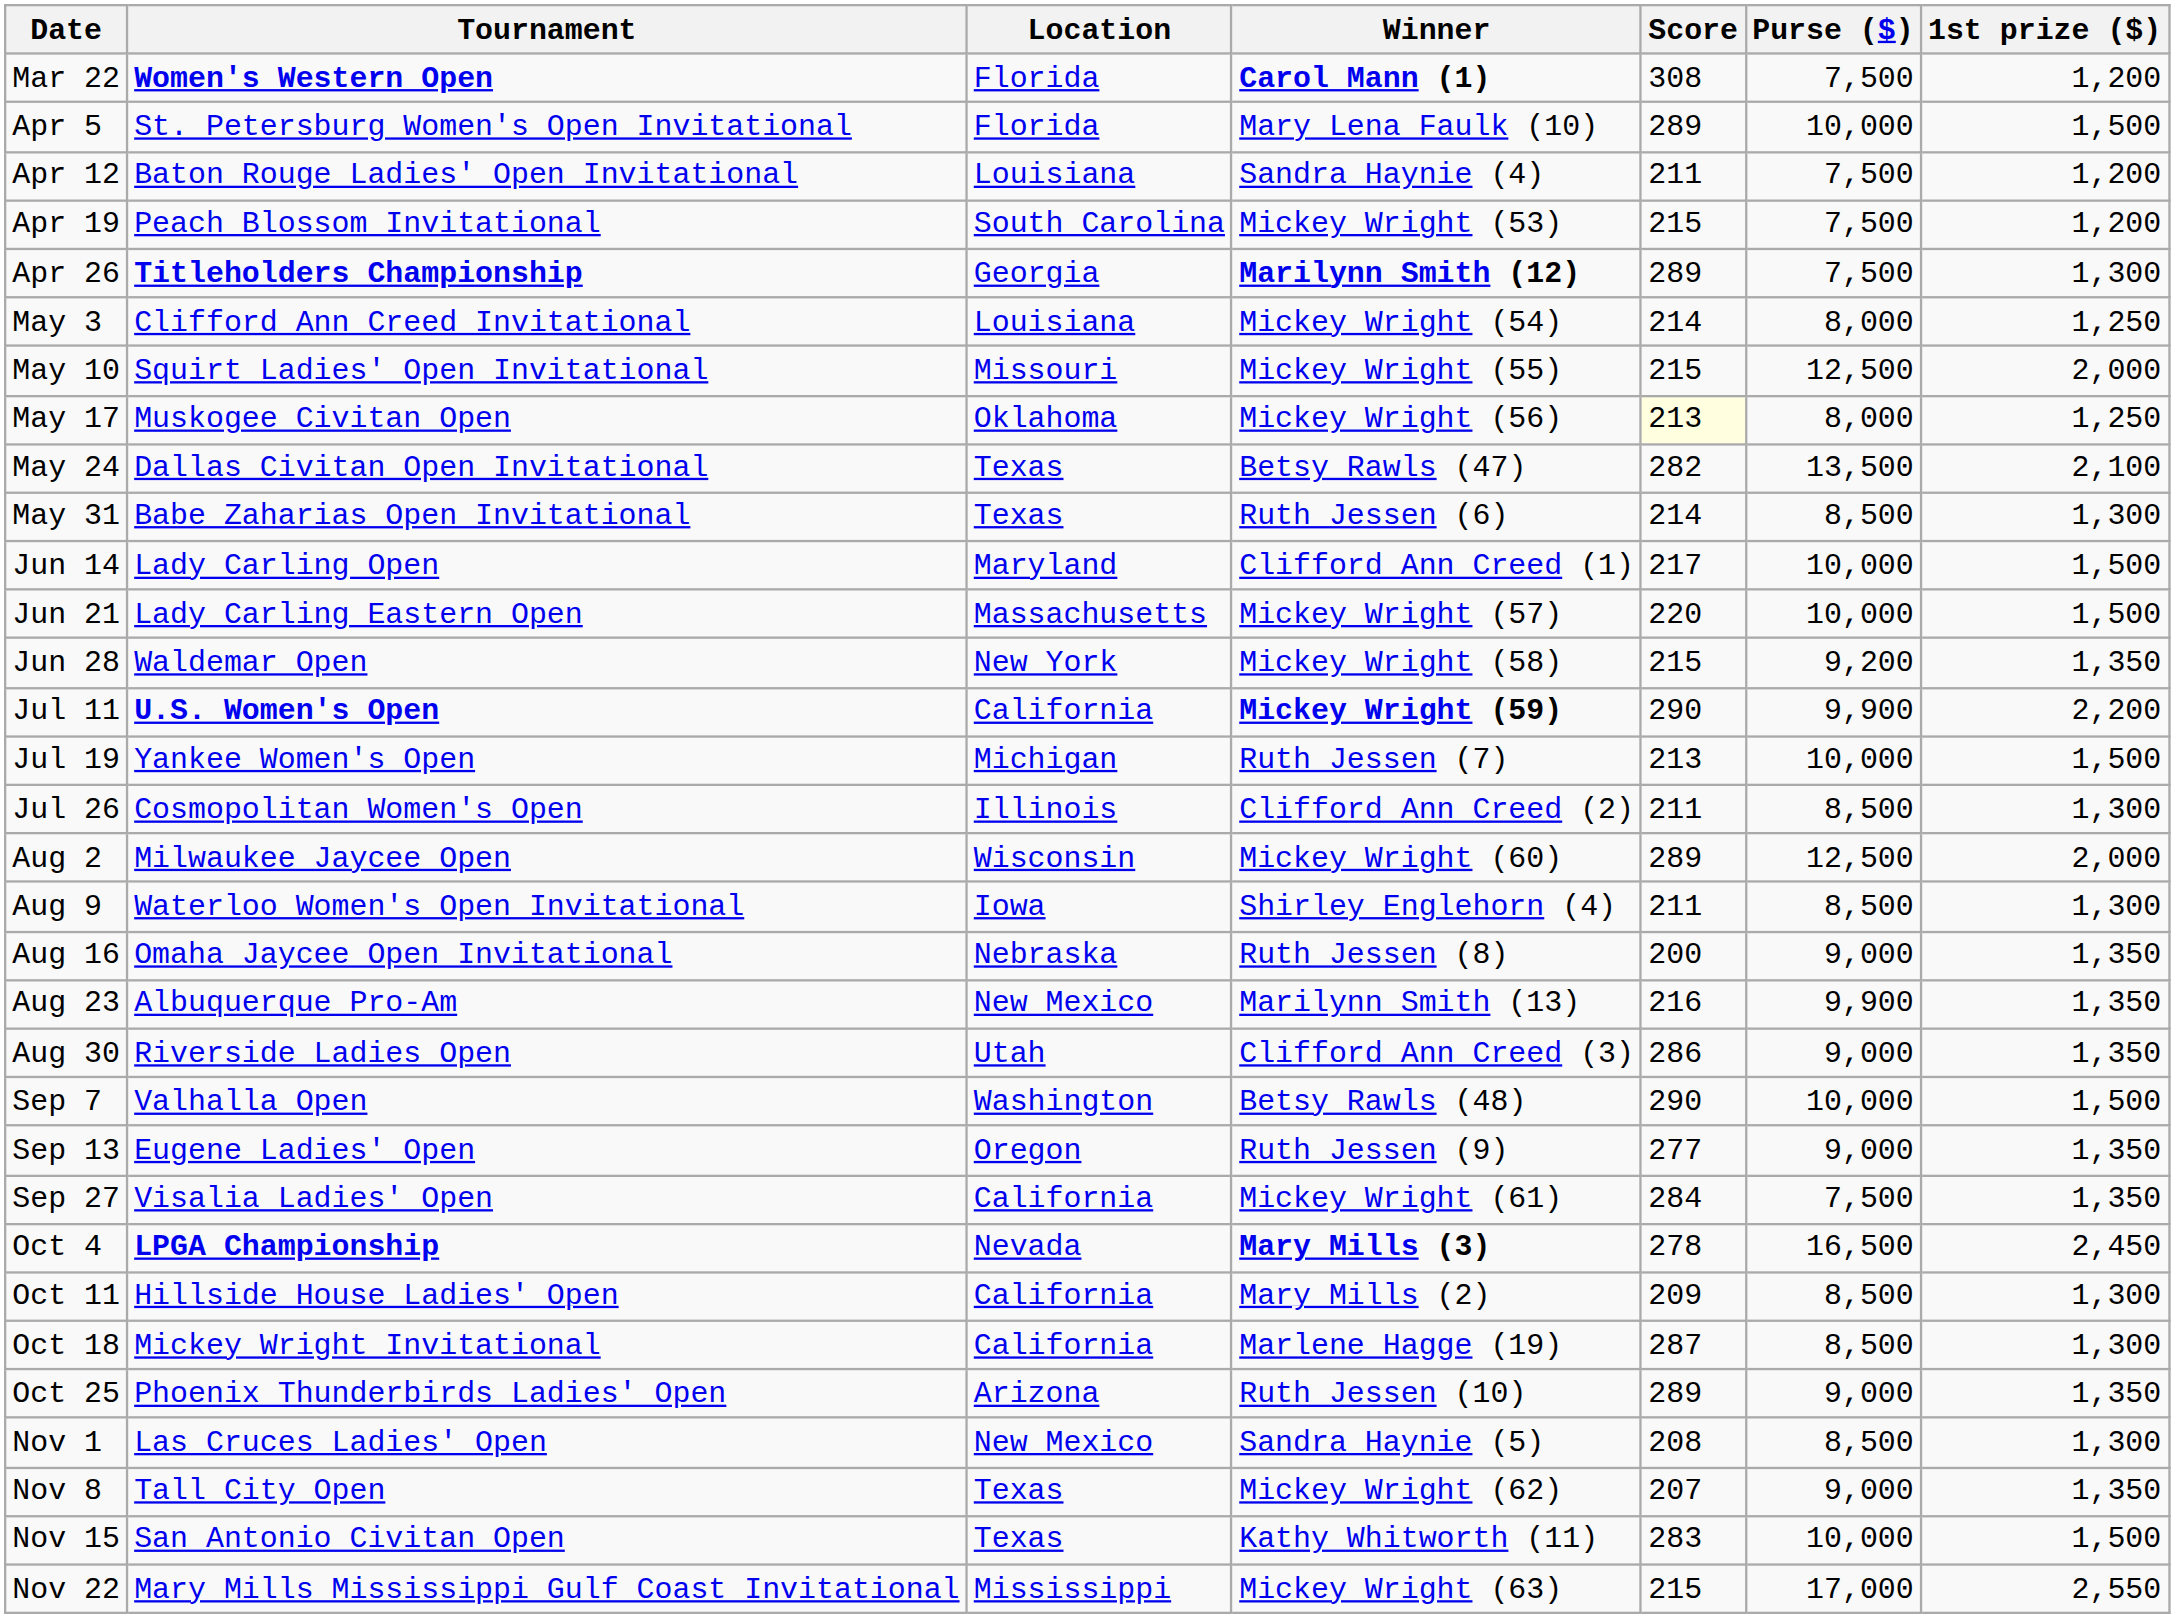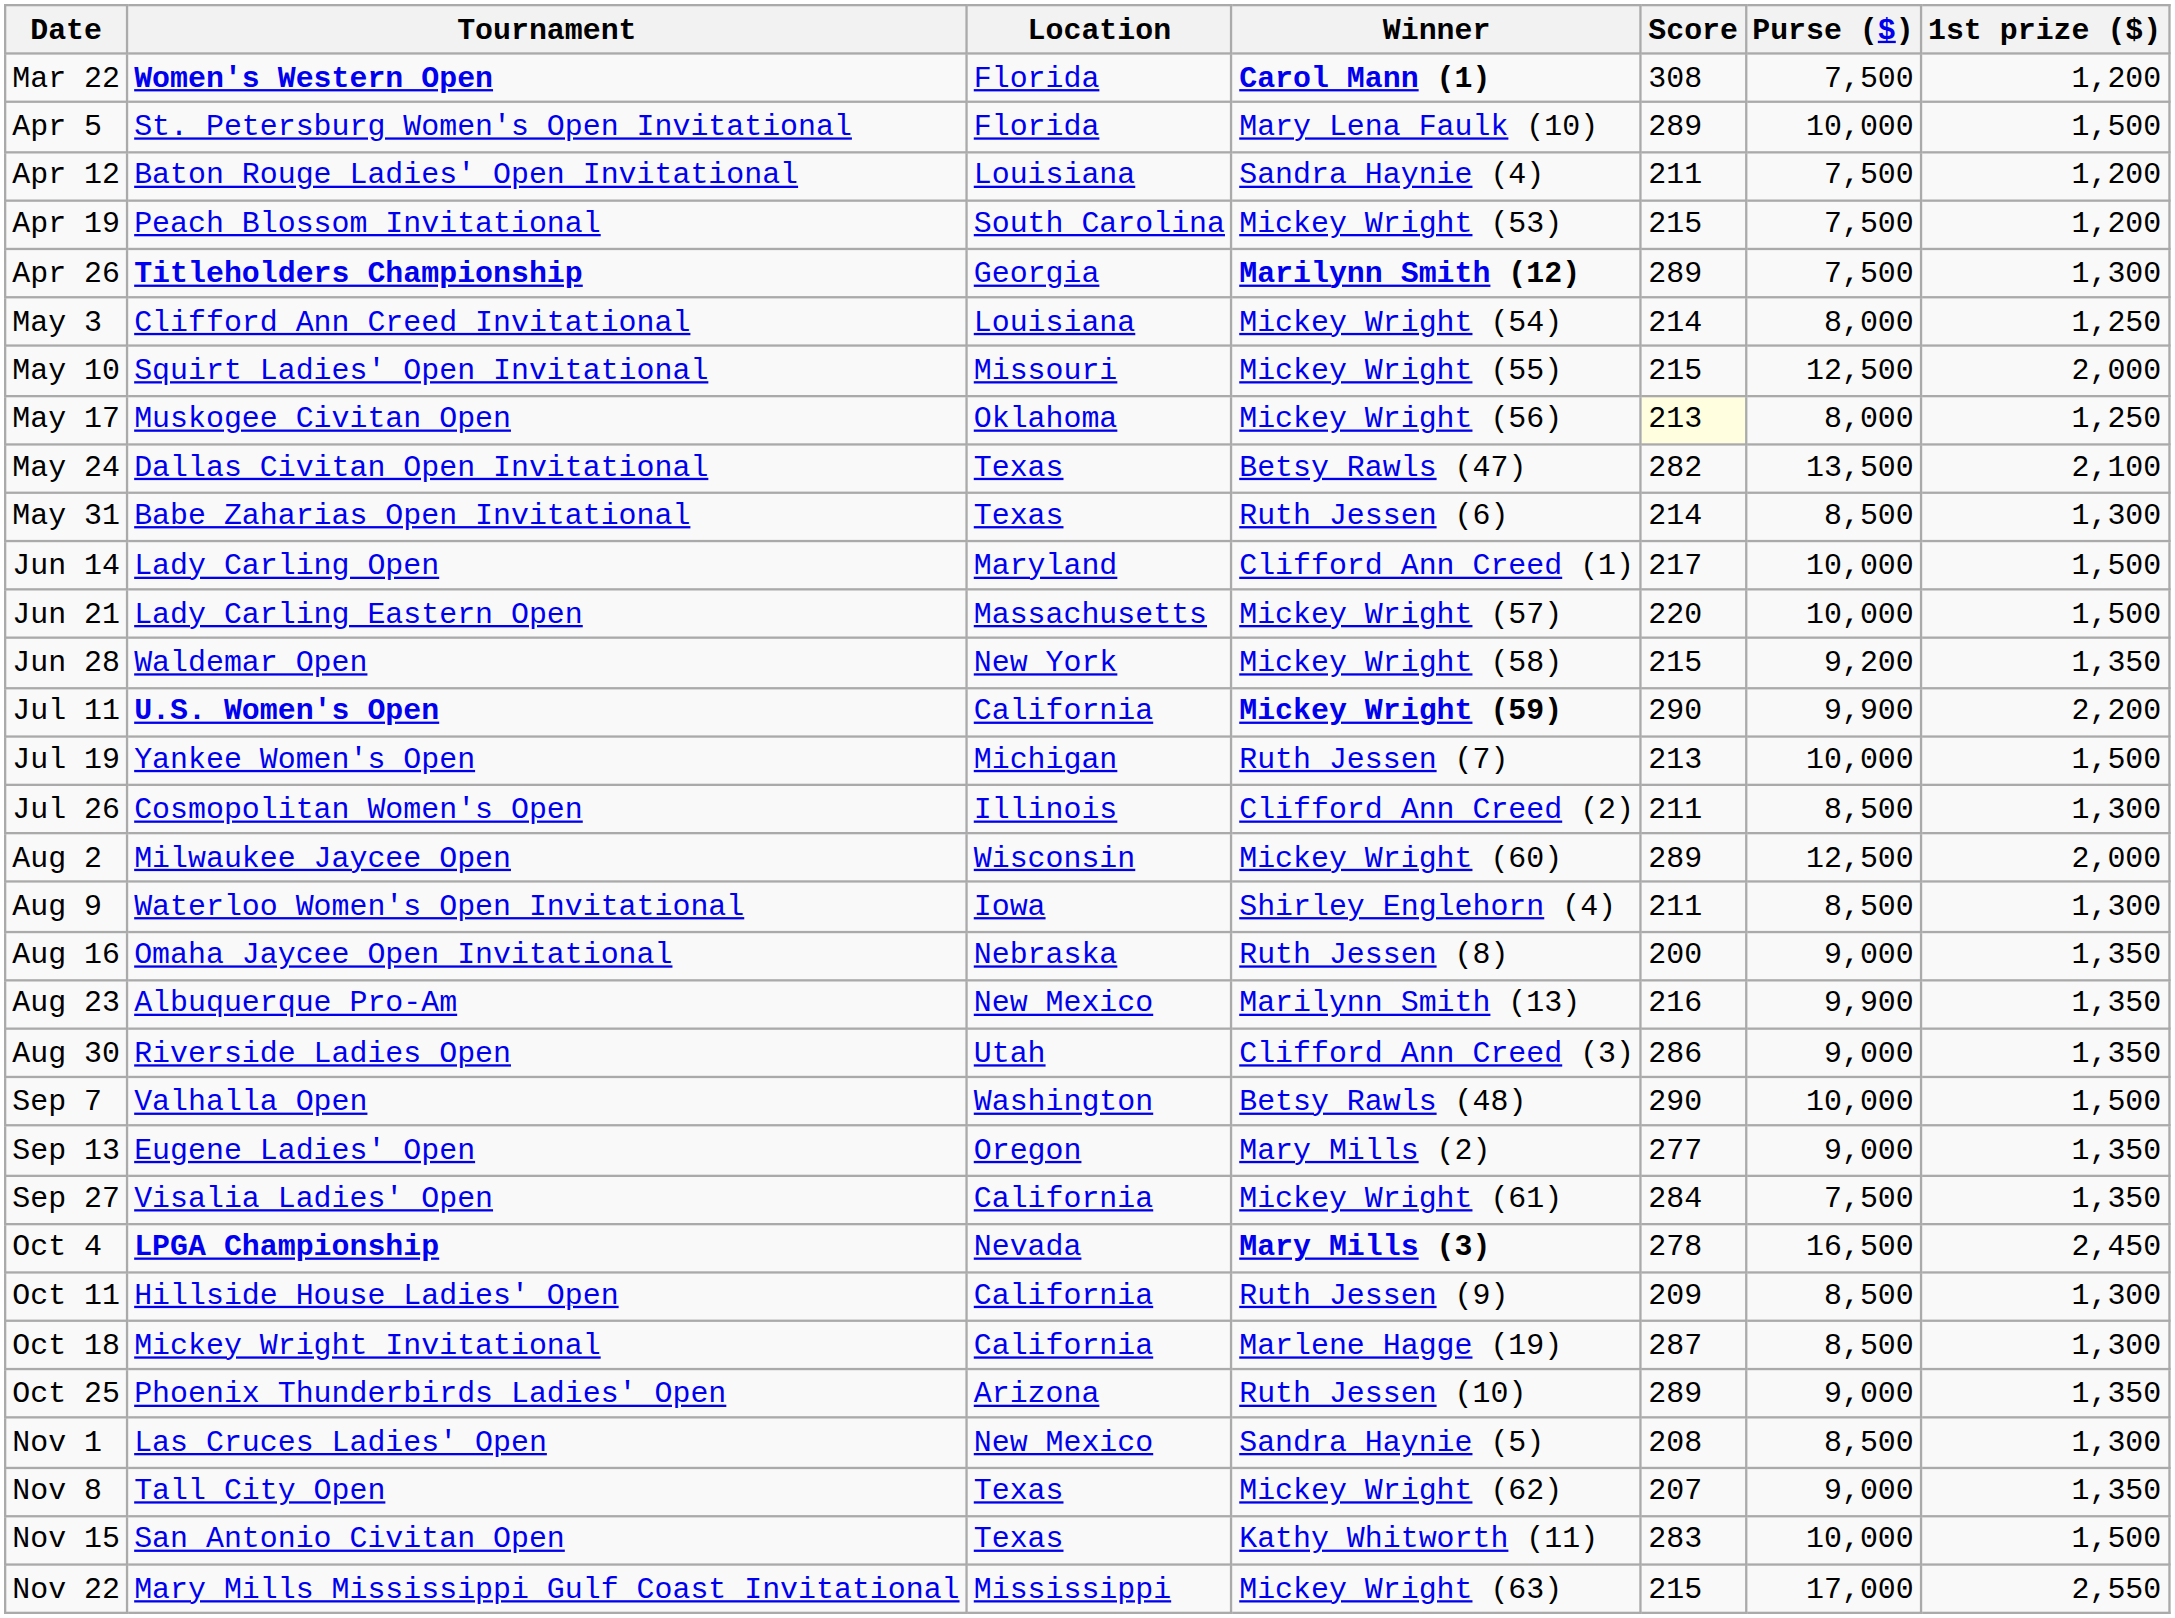(1374, 1150) Ruth Jessen (9) -> (1365, 1150) Mary Mills (2)
(1365, 1297) Mary Mills (2) -> (1374, 1297) Ruth Jessen (9)
